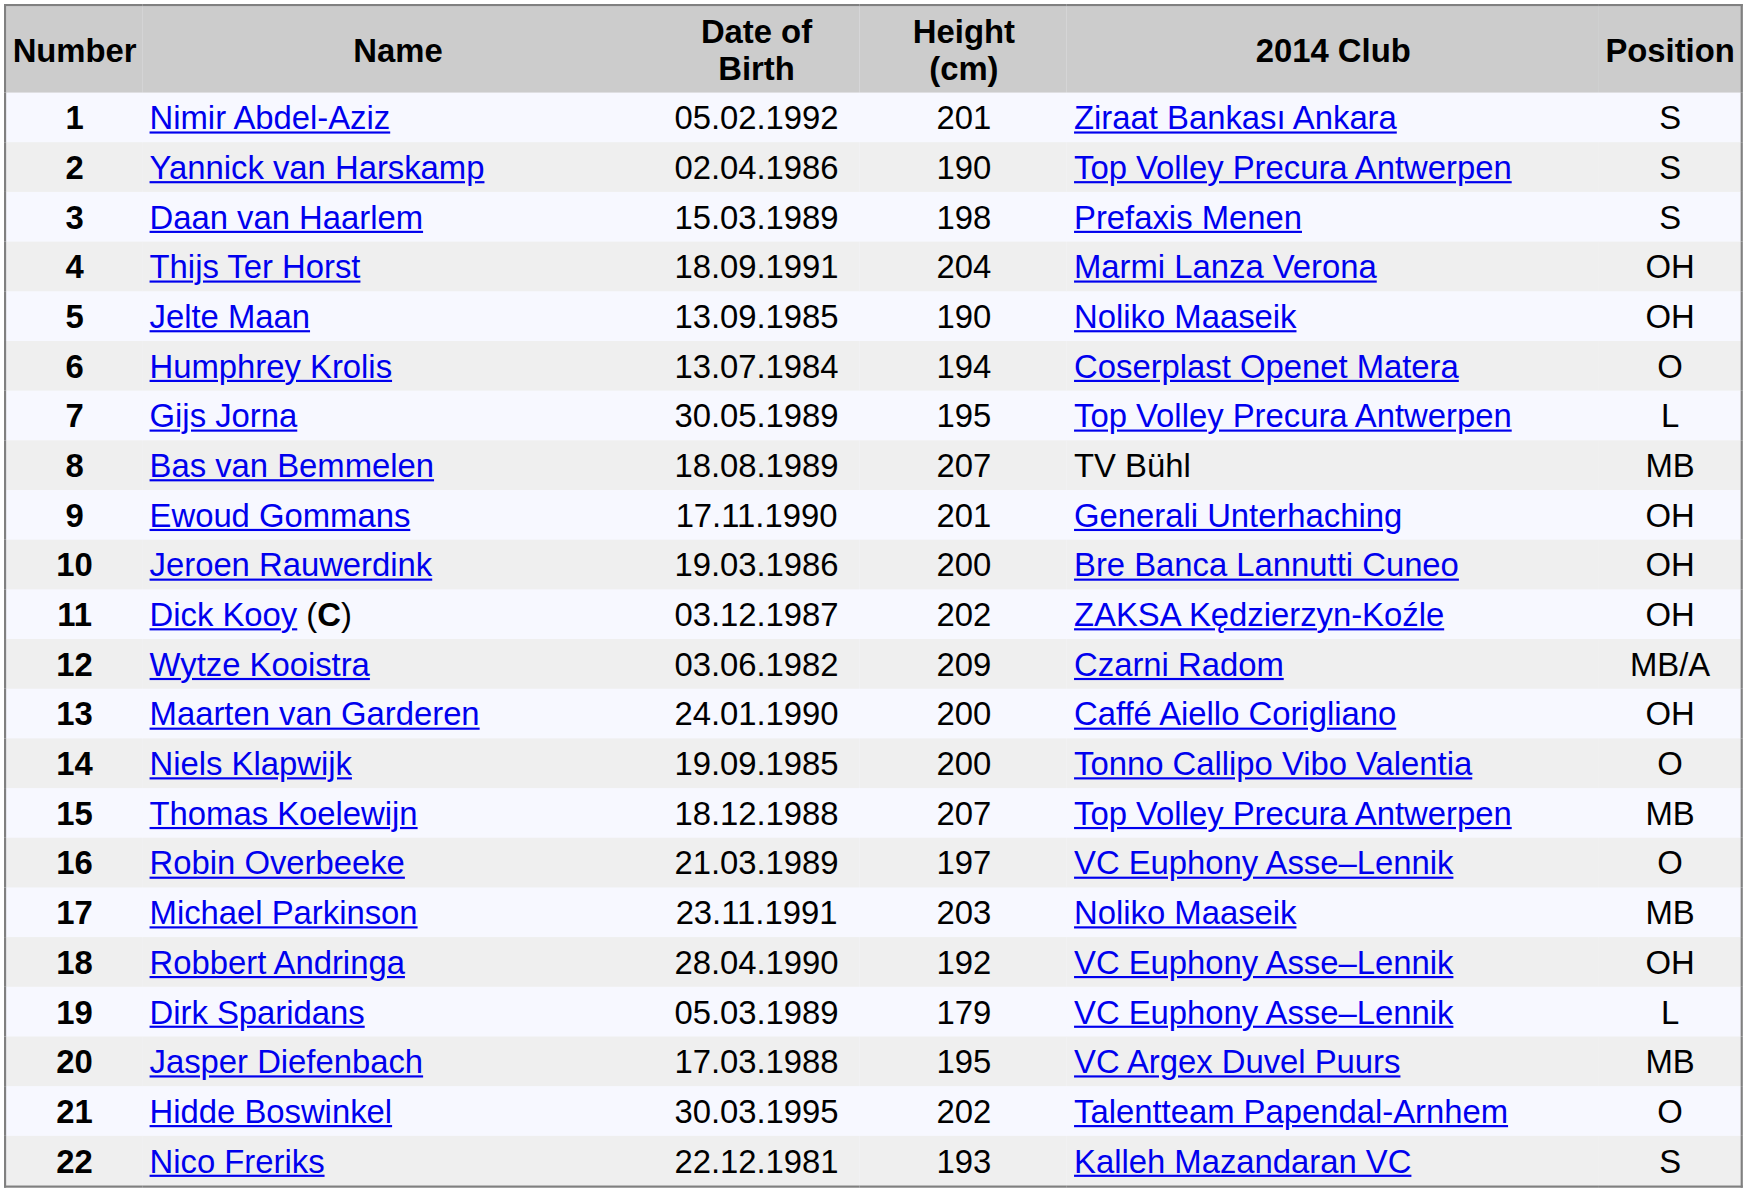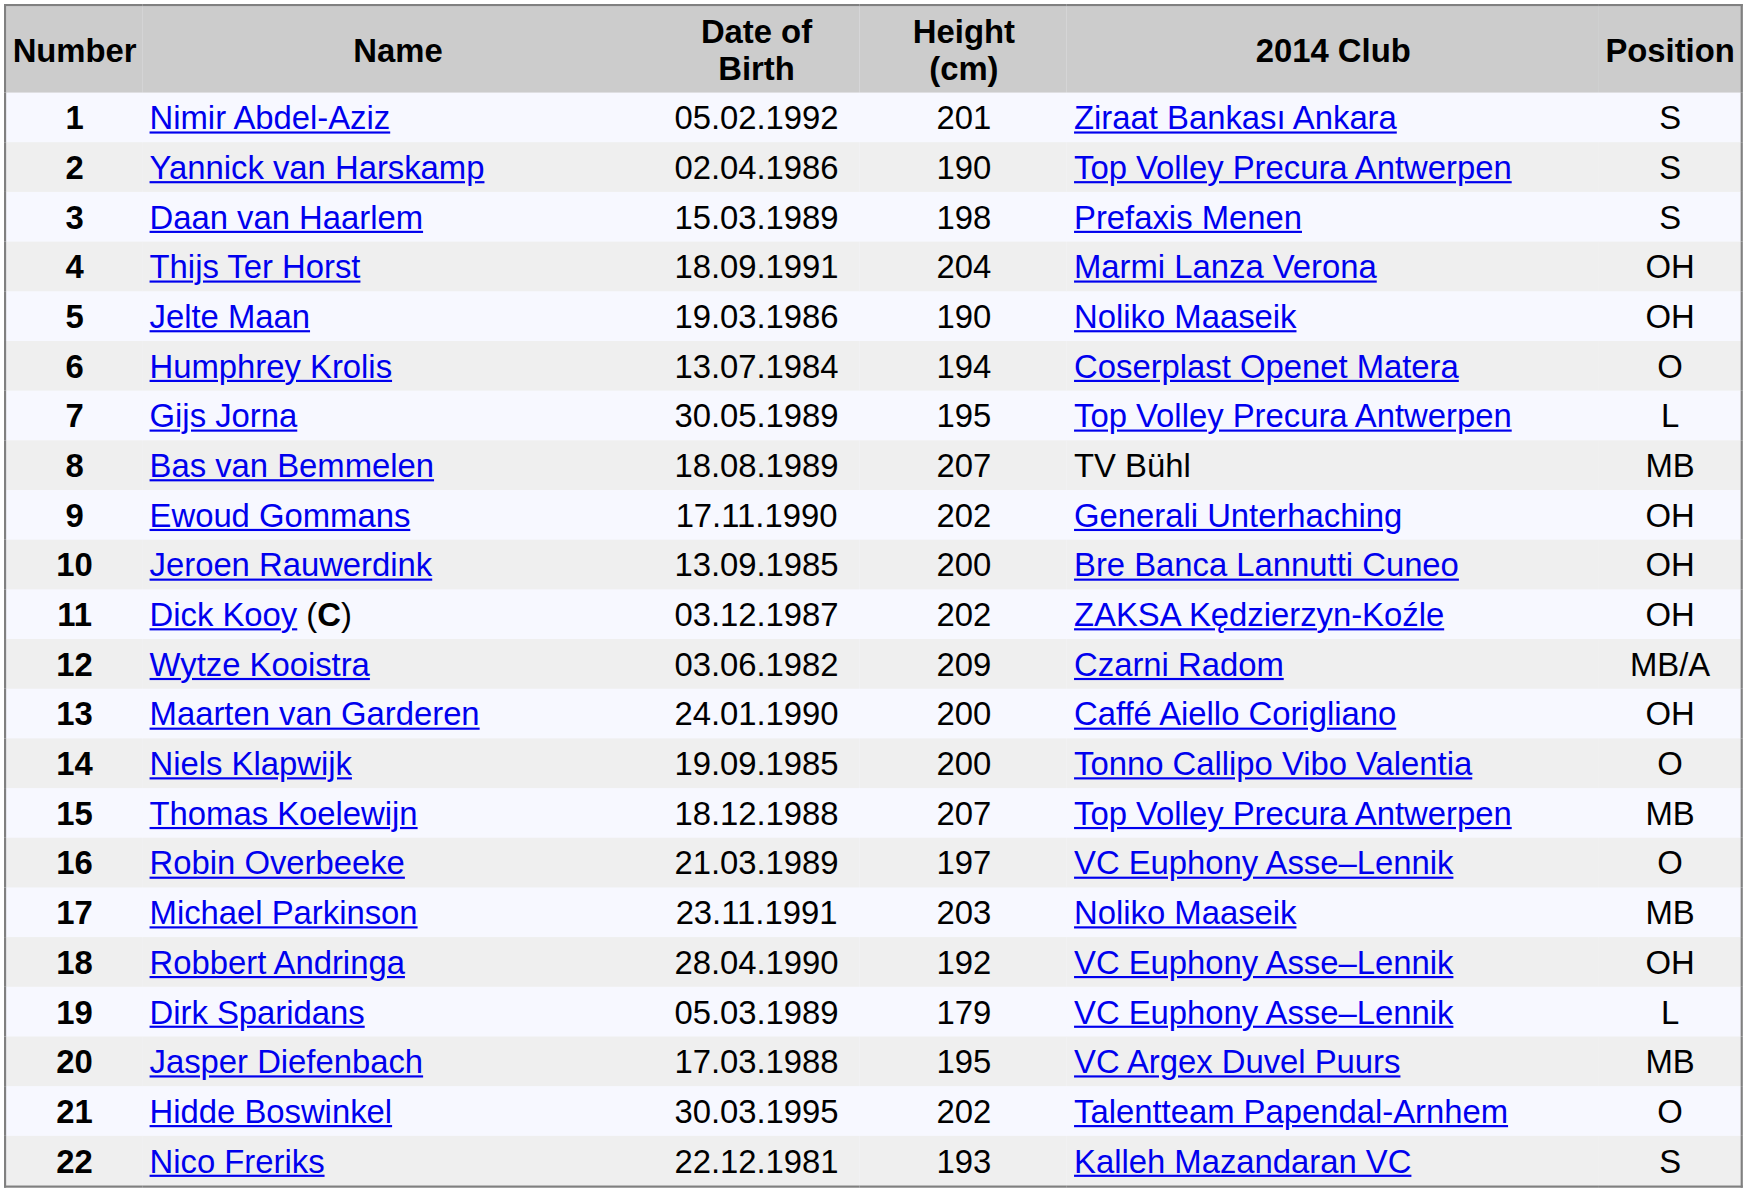(757, 316) 13.09.1985 -> (757, 316) 19.03.1986
(964, 515) 201 -> (964, 515) 202
(757, 565) 19.03.1986 -> (757, 565) 13.09.1985
